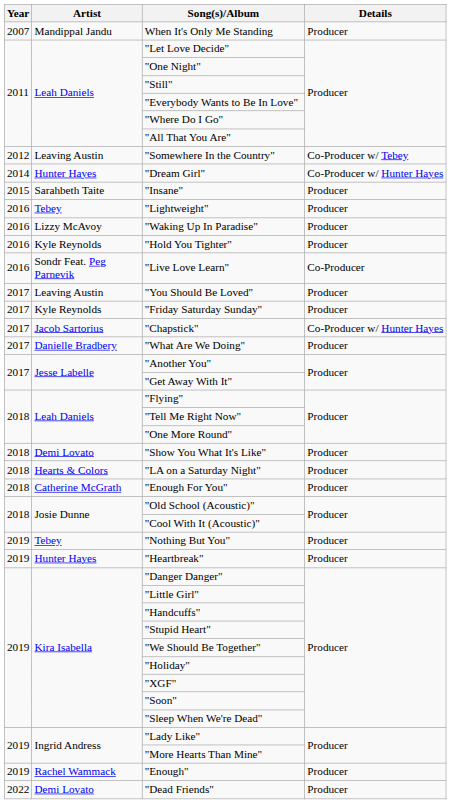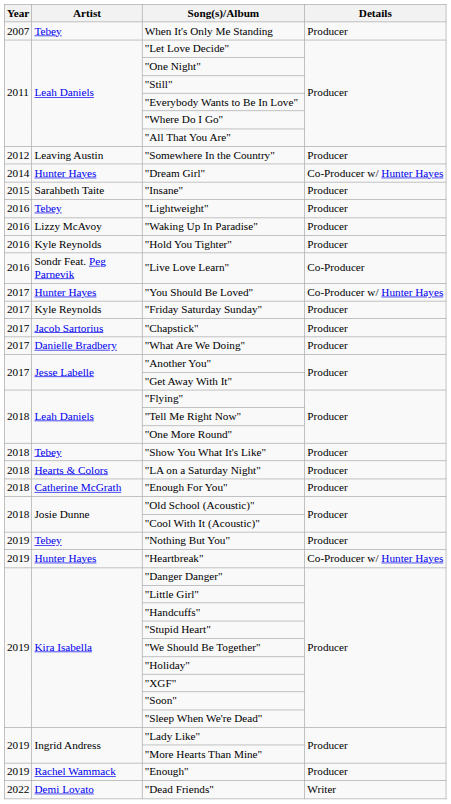(73, 31) Mandippal Jandu -> (48, 31) Tebey
(358, 155) Co-Producer w/ Tebey -> (328, 155) Producer
(69, 292) Leaving Austin -> (65, 292) Hunter Hayes
(328, 292) Producer -> (375, 292) Co-Producer w/ Hunter Hayes
(375, 327) Co-Producer w/ Hunter Hayes -> (328, 327) Producer
(64, 452) Demi Lovato -> (48, 452) Tebey
(328, 558) Producer -> (375, 558) Co-Producer w/ Hunter Hayes
(328, 789) Producer -> (322, 789) Writer
